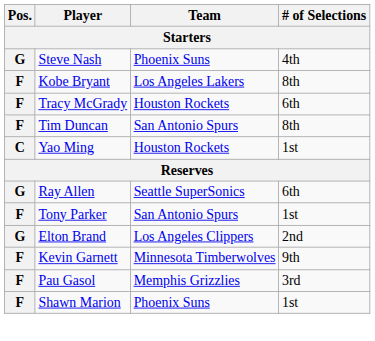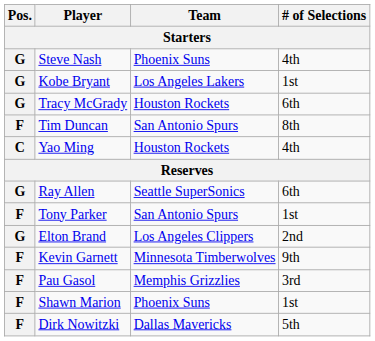(20, 81) F -> (20, 81) G
(291, 81) 8th -> (290, 81) 1st
(20, 103) F -> (20, 103) G
(290, 147) 1st -> (291, 147) 4th
+ row: (79, 324)
